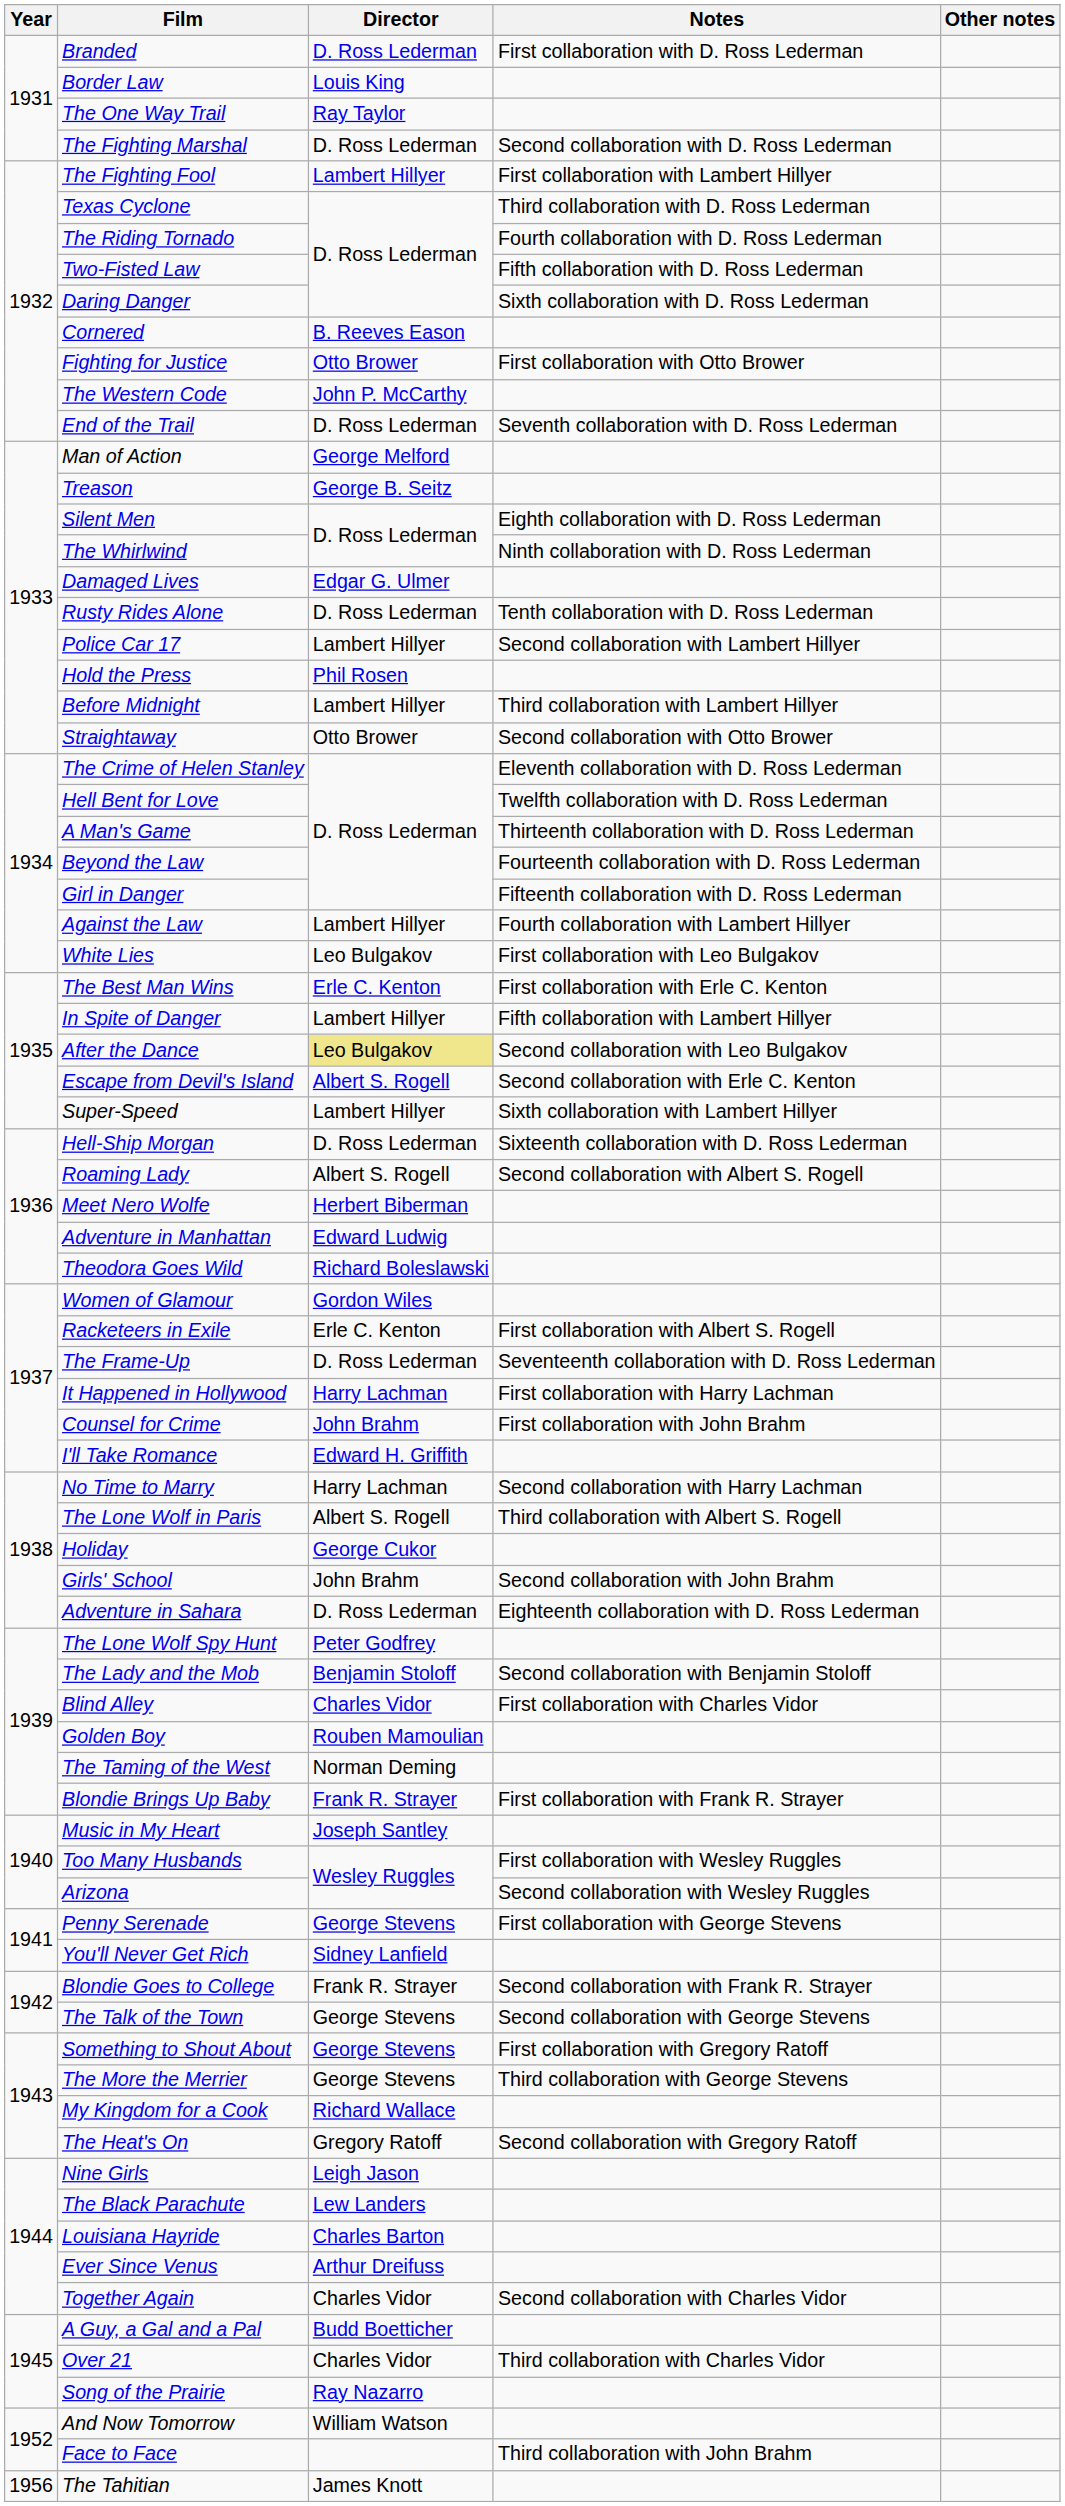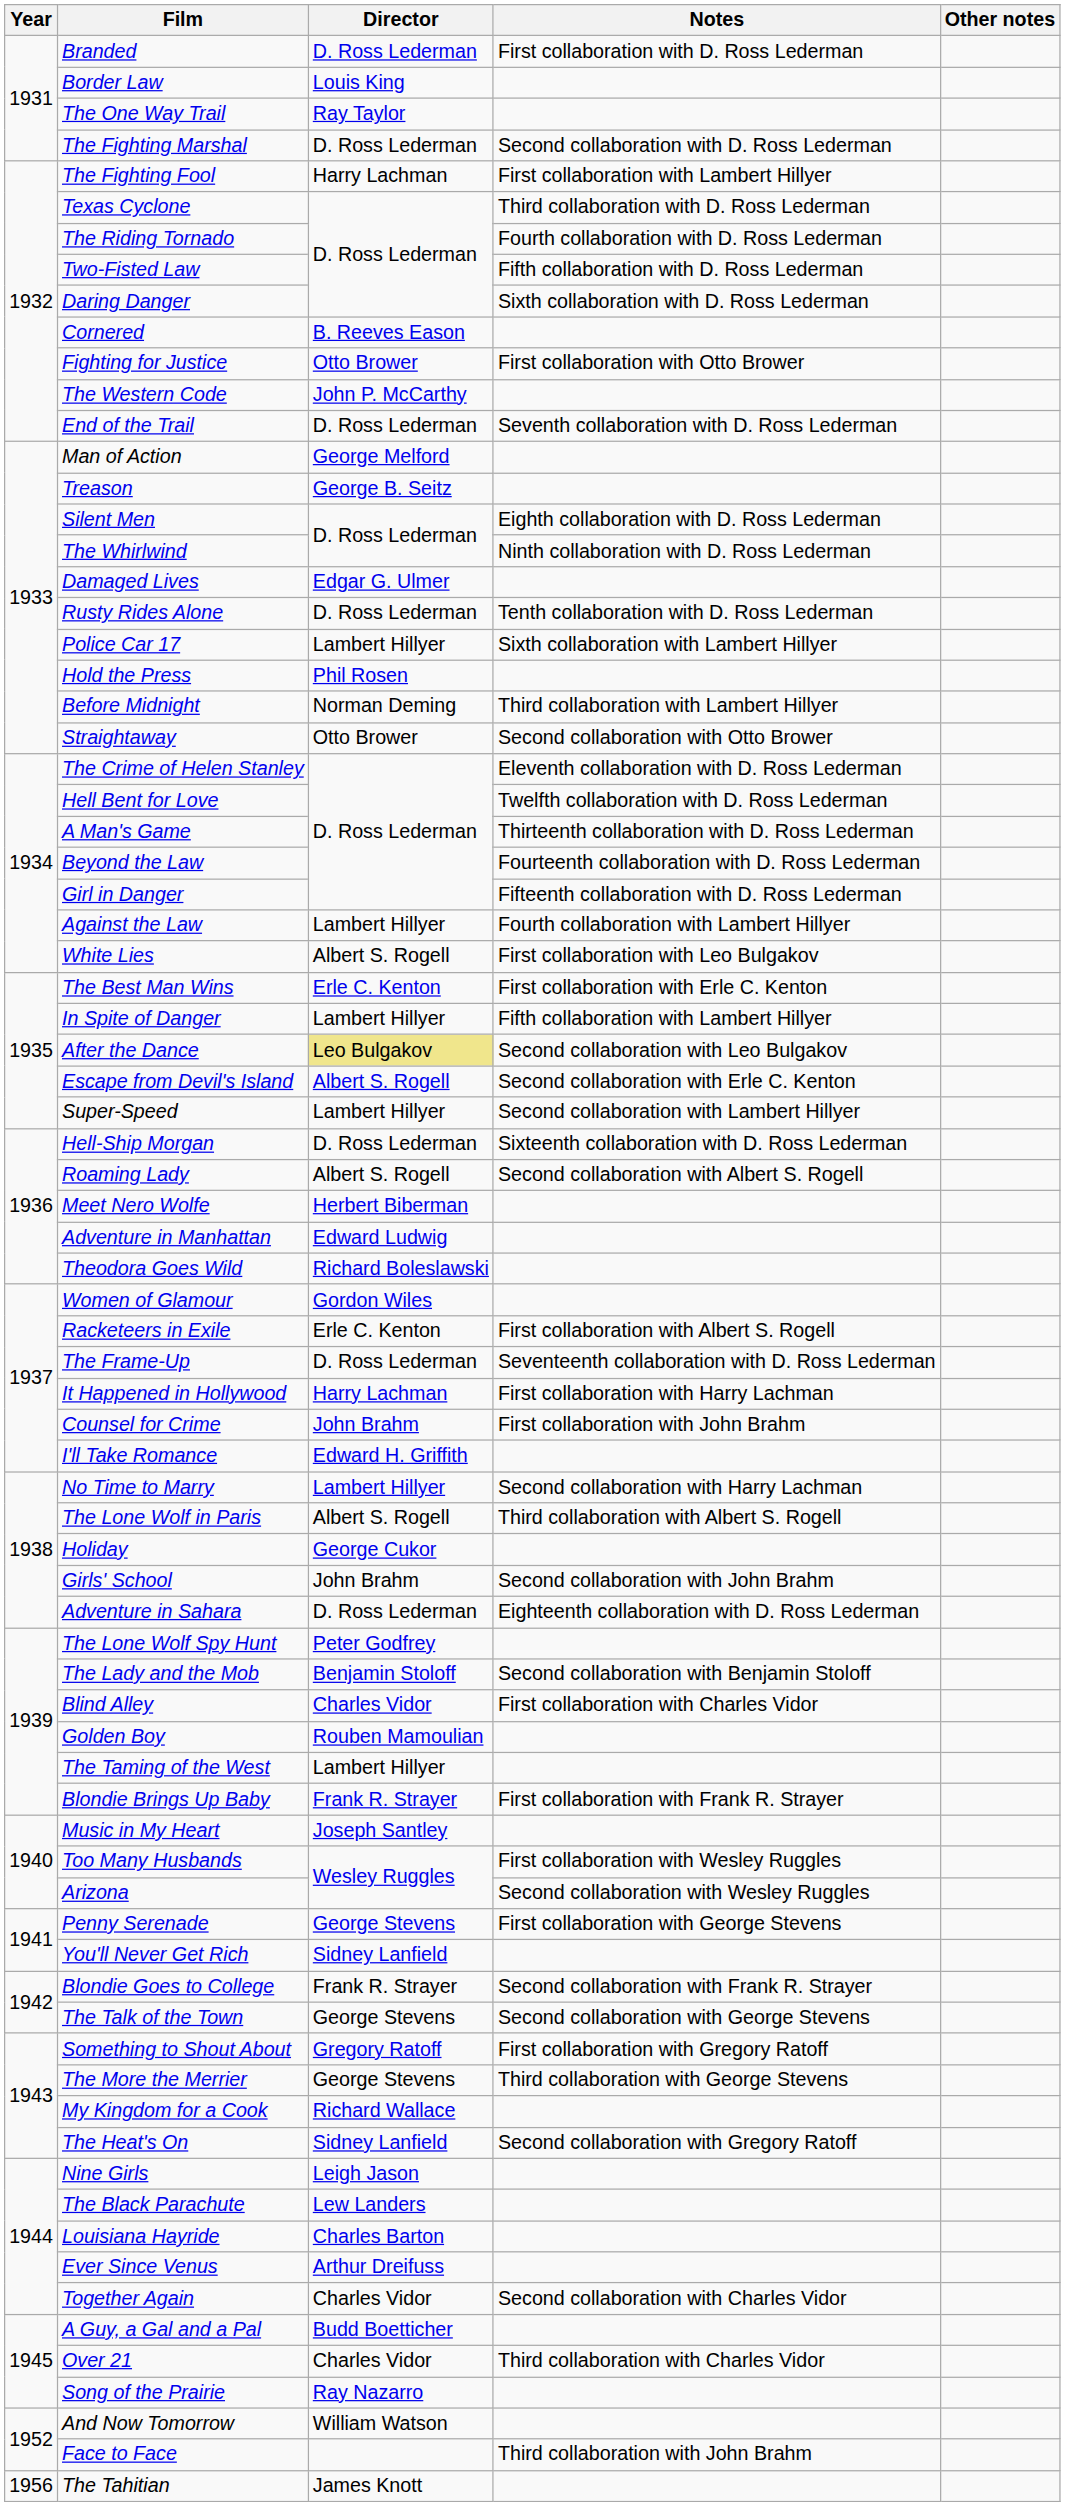(379, 176) Lambert Hillyer -> (380, 176) Harry Lachman
(679, 644) Second collaboration with Lambert Hillyer -> (668, 644) Sixth collaboration with Lambert Hillyer
(379, 706) Lambert Hillyer -> (384, 706) Norman Deming
(372, 956) Leo Bulgakov -> (381, 956) Albert S. Rogell
(668, 1112) Sixth collaboration with Lambert Hillyer -> (679, 1112) Second collaboration with Lambert Hillyer
(380, 1487) Harry Lachman -> (379, 1487) Lambert Hillyer
(384, 1767) Norman Deming -> (379, 1767) Lambert Hillyer
(384, 2048) George Stevens -> (377, 2048) Gregory Ratoff
(377, 2142) Gregory Ratoff -> (380, 2142) Sidney Lanfield
